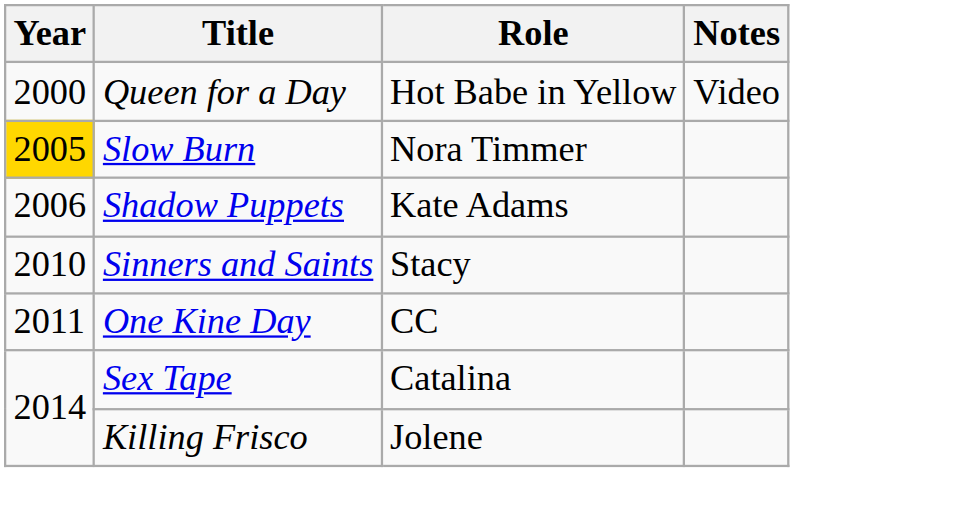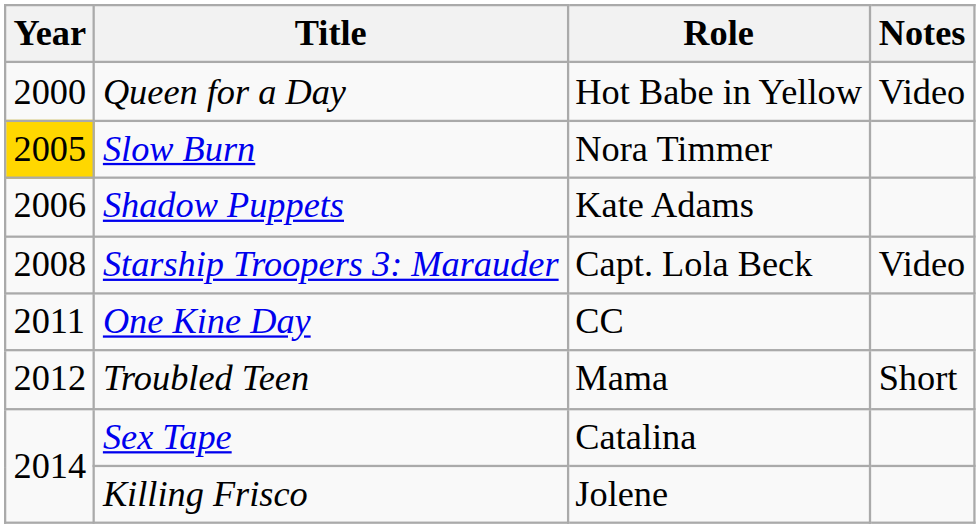+ row: (331, 263)
- row: (238, 263)
+ row: (206, 378)
